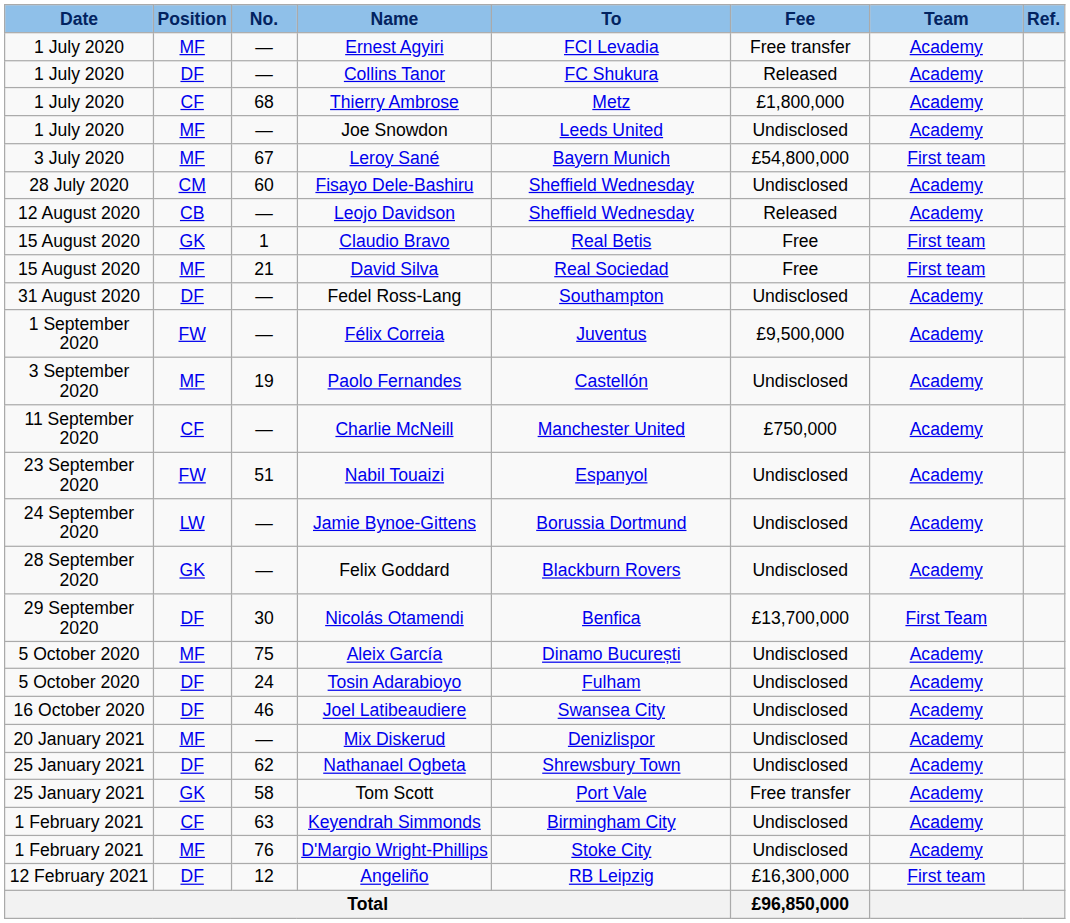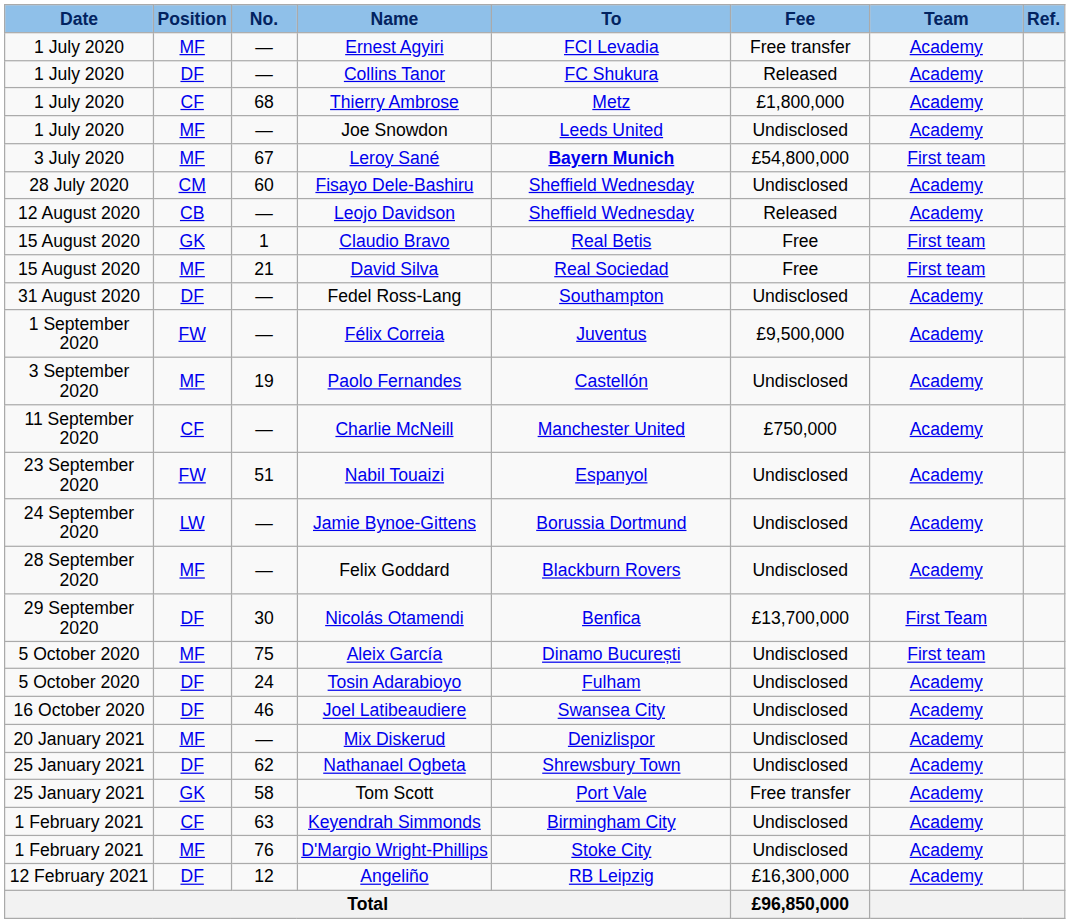(611, 158) normal -> (611, 158) bold
(192, 570) GK -> (192, 570) MF
(946, 655) Academy -> (946, 655) First team
(946, 877) First team -> (946, 877) Academy
